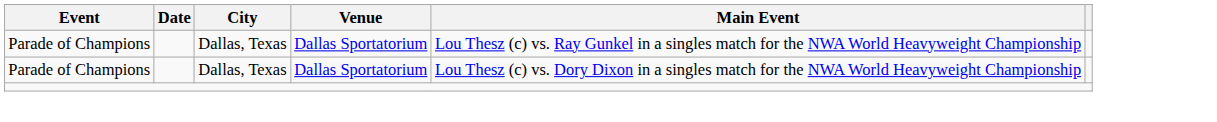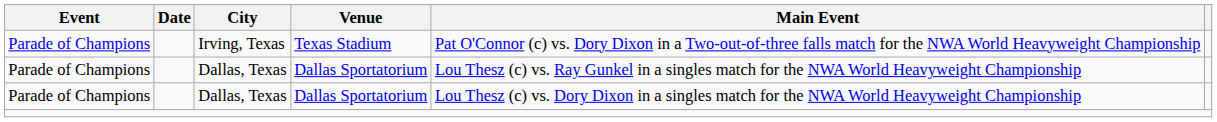+ row: (242, 43)
